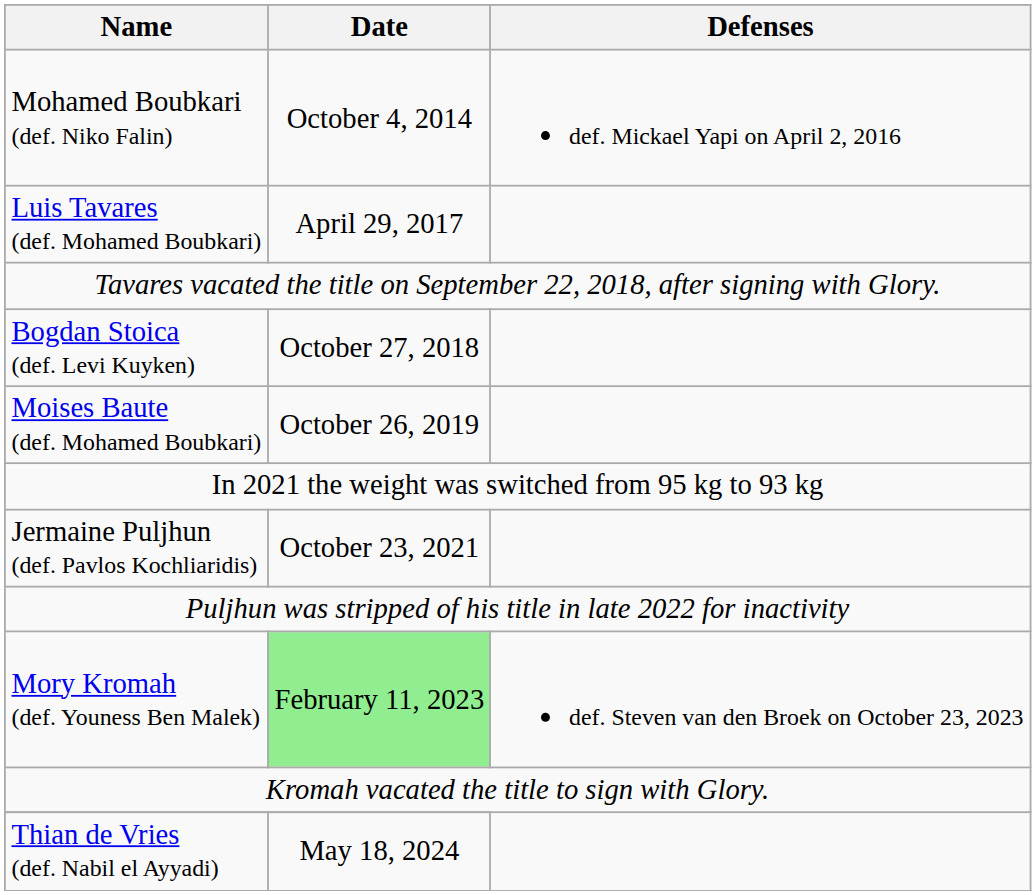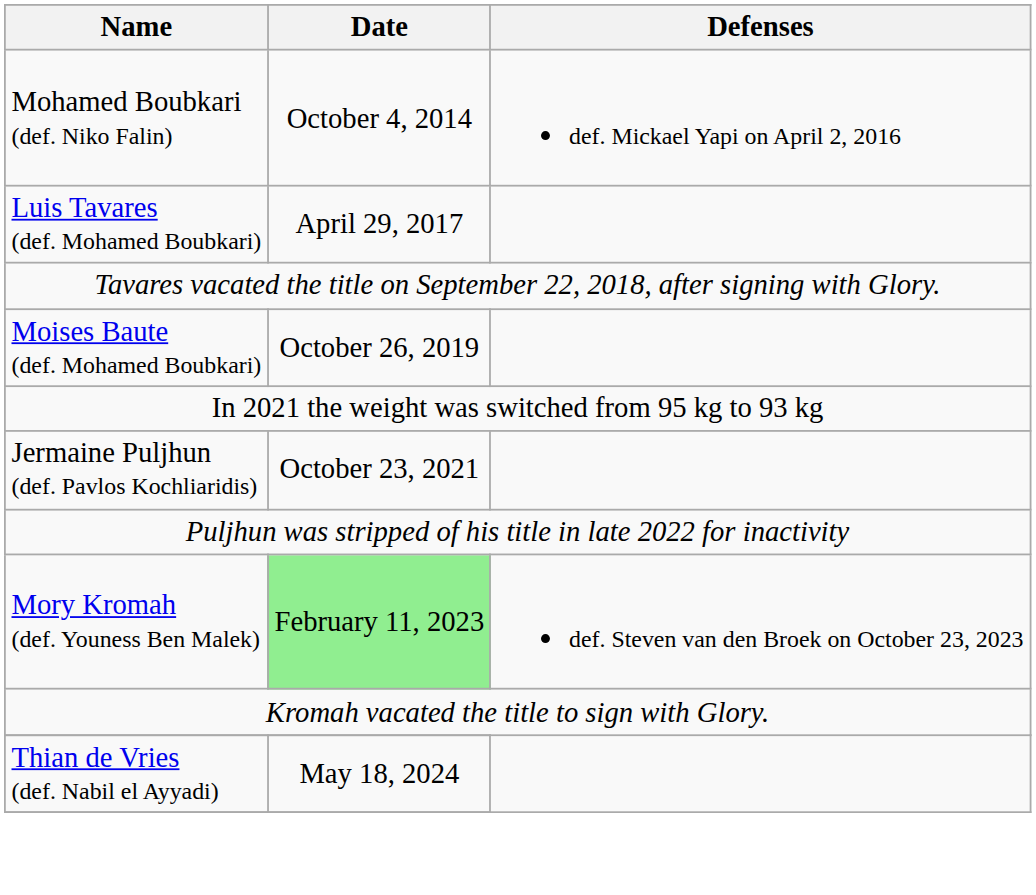- row: (103, 346)
